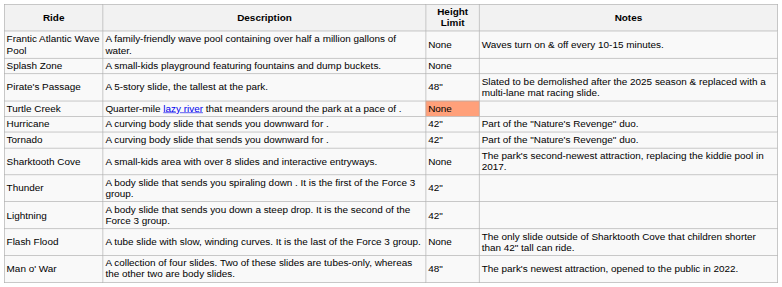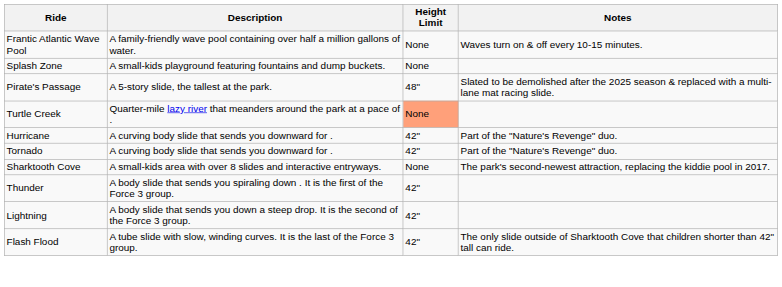(440, 242) None -> (413, 242) 42"
- row: (32, 269)
